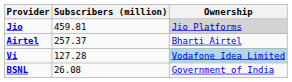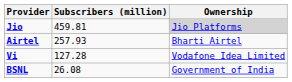(70, 41) 257.37 -> (70, 41) 257.93
(228, 56) lightblue background -> (228, 56) no background
